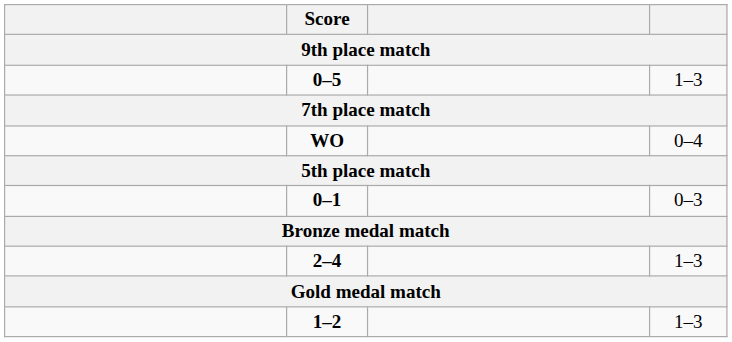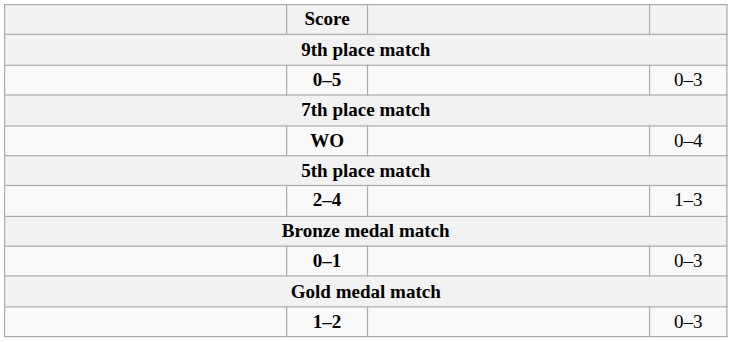(688, 79) 1–3 -> (688, 79) 0–3
rows swapped: (327, 261) <-> (327, 200)
(688, 321) 1–3 -> (688, 321) 0–3
